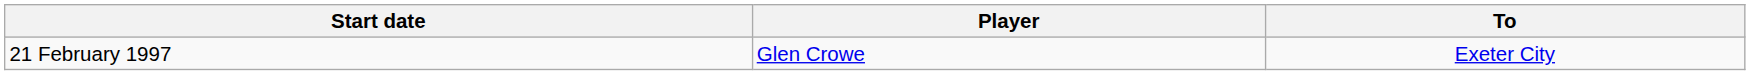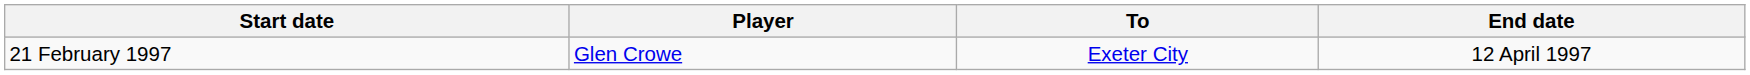+ column: (1531, 21)
